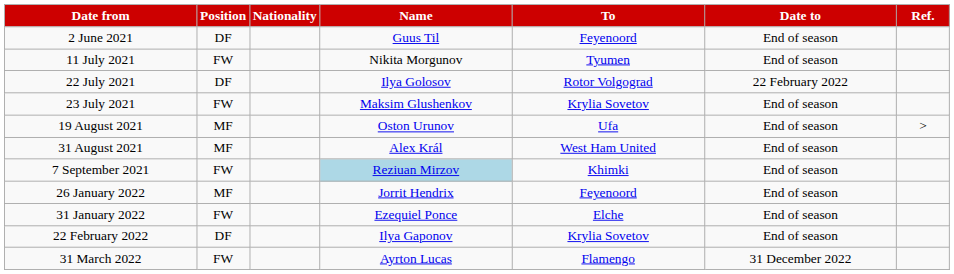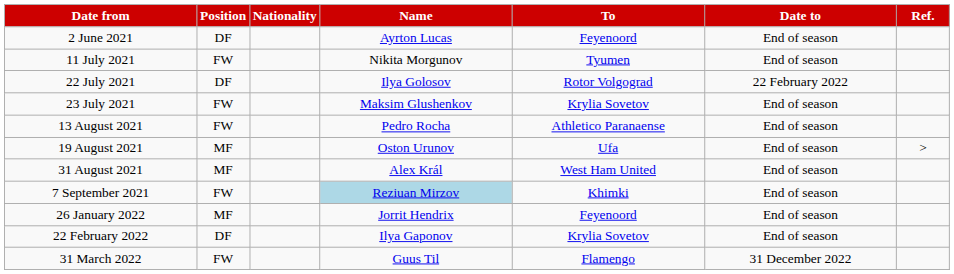(416, 38) Guus Til -> (416, 38) Ayrton Lucas
+ row: (101, 126)
- row: (101, 214)
(416, 258) Ayrton Lucas -> (416, 258) Guus Til
